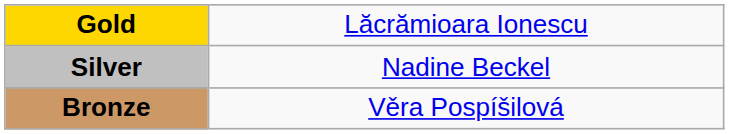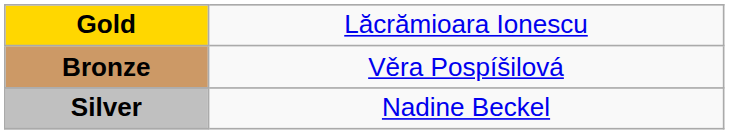rows swapped: (106, 66) <-> (106, 107)
